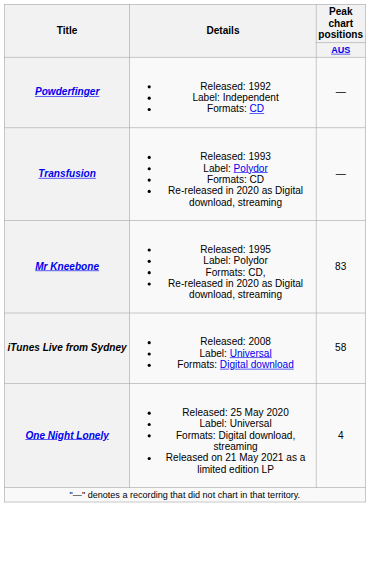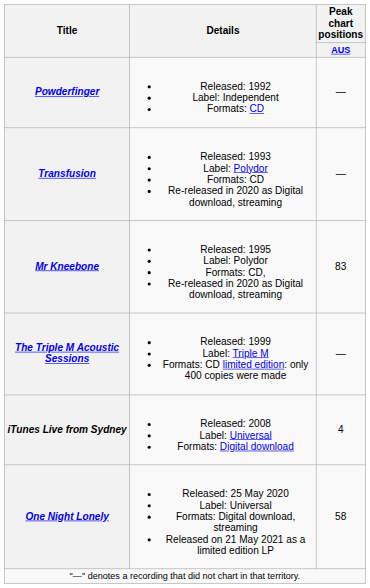+ row: (67, 354)
(341, 348) 58 -> (341, 429) 4
(341, 435) 4 -> (341, 517) 58
